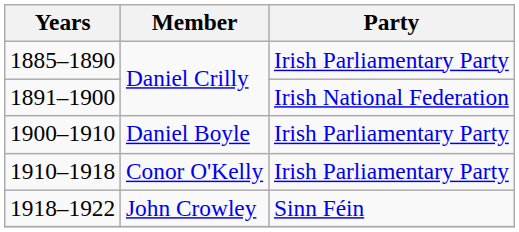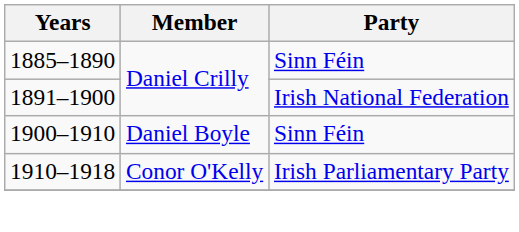(391, 60) Irish Parliamentary Party -> (319, 60) Sinn Féin
(391, 134) Irish Parliamentary Party -> (319, 134) Sinn Féin
- row: (63, 208)
